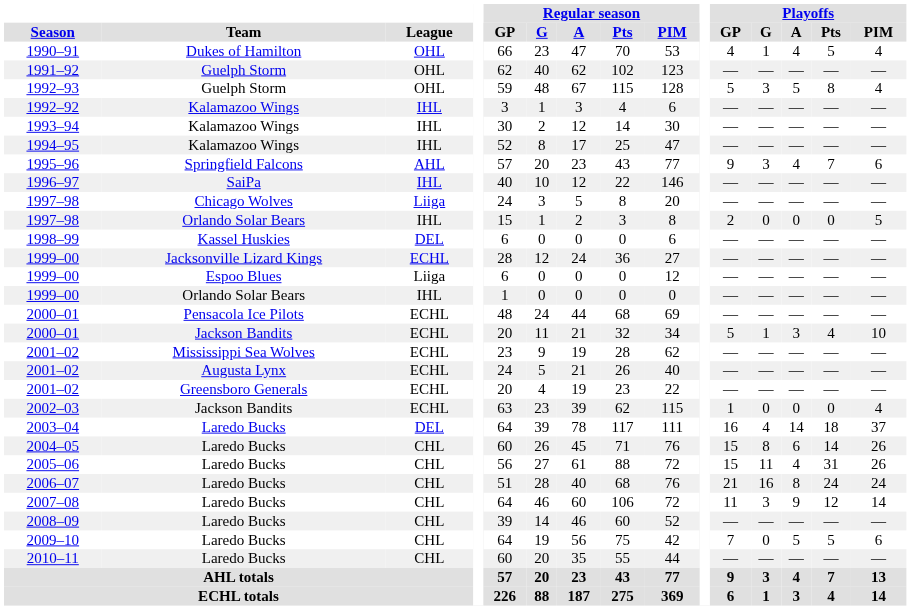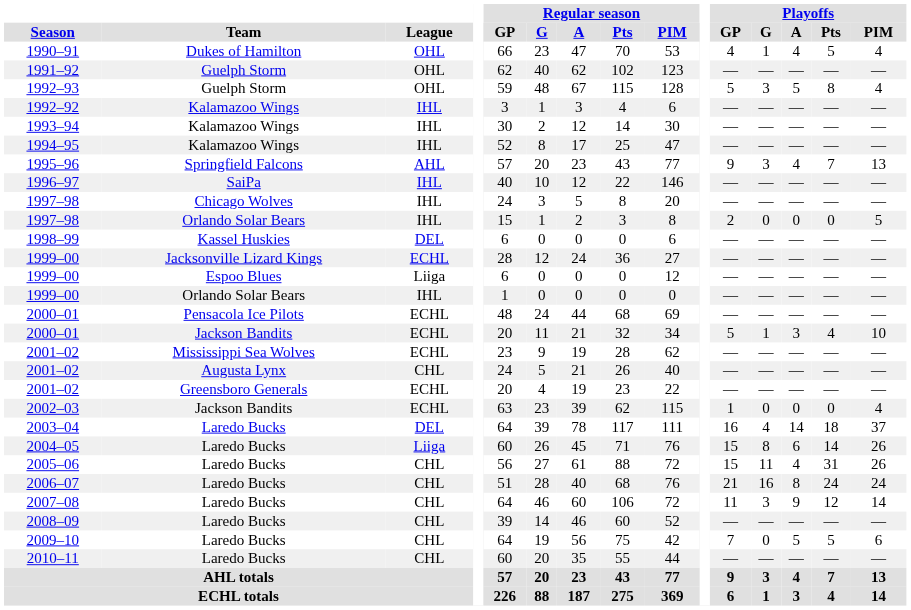(878, 163) 6 -> (878, 163) 13
(429, 201) Liiga -> (429, 201) IHL
(429, 370) ECHL -> (429, 370) CHL
(429, 445) CHL -> (429, 445) Liiga
